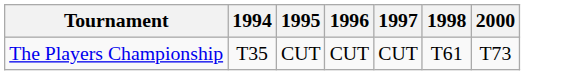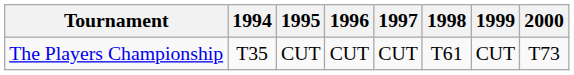+ column: (495, 20)
